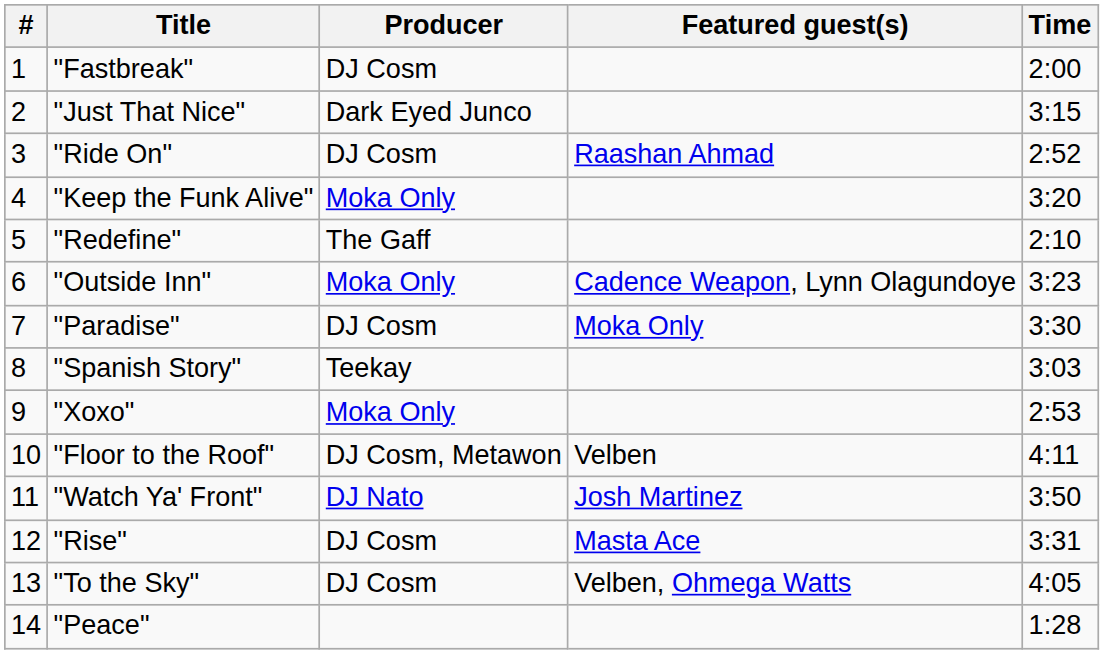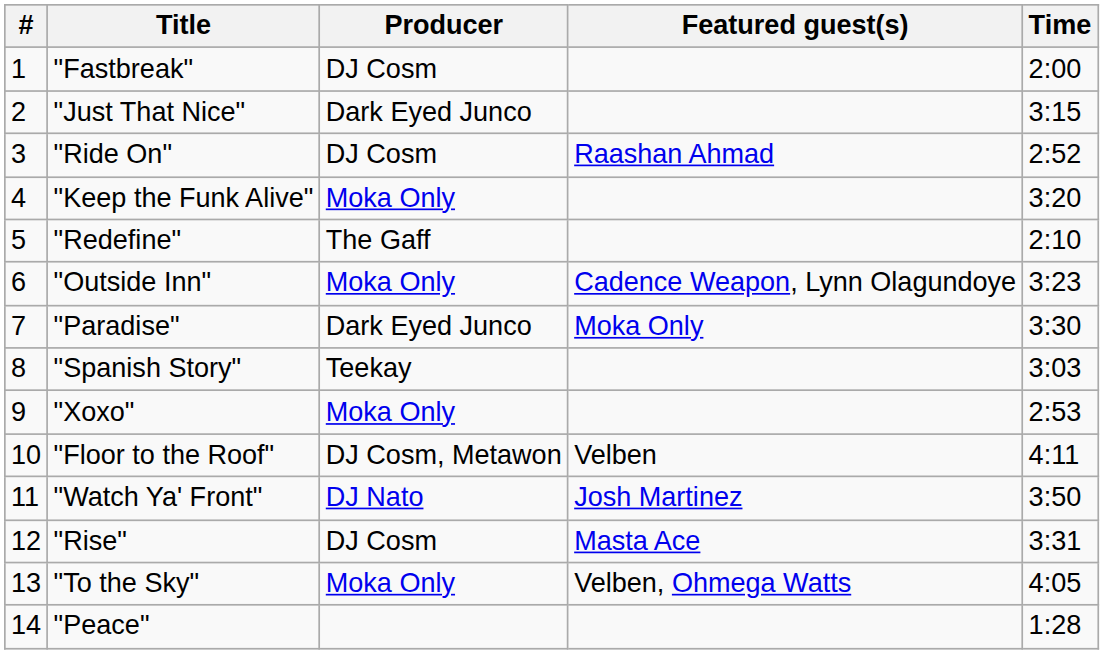(381, 326) DJ Cosm -> (429, 326) Dark Eyed Junco
(381, 583) DJ Cosm -> (390, 583) Moka Only
